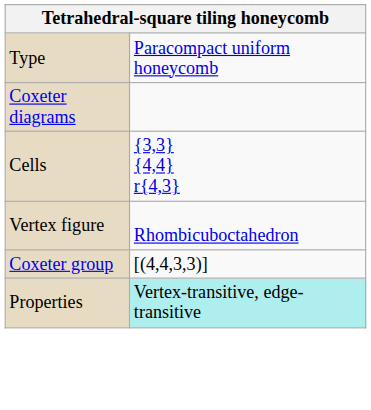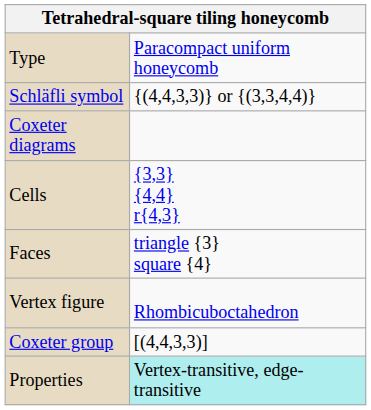+ row: (66, 96)
+ row: (30, 253)
